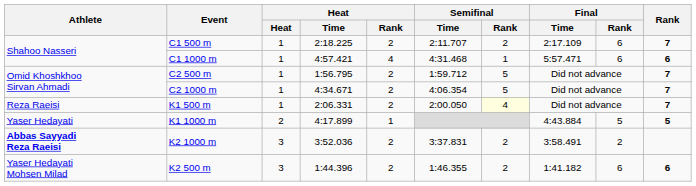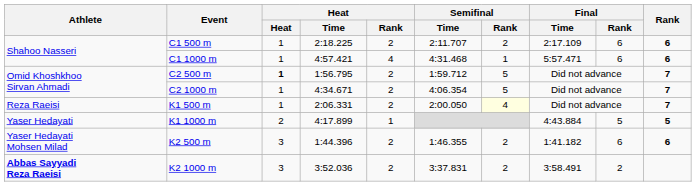(667, 43) 7 -> (667, 43) 6
(281, 74) normal -> (281, 74) bold
rows swapped: (190, 168) <-> (192, 142)
